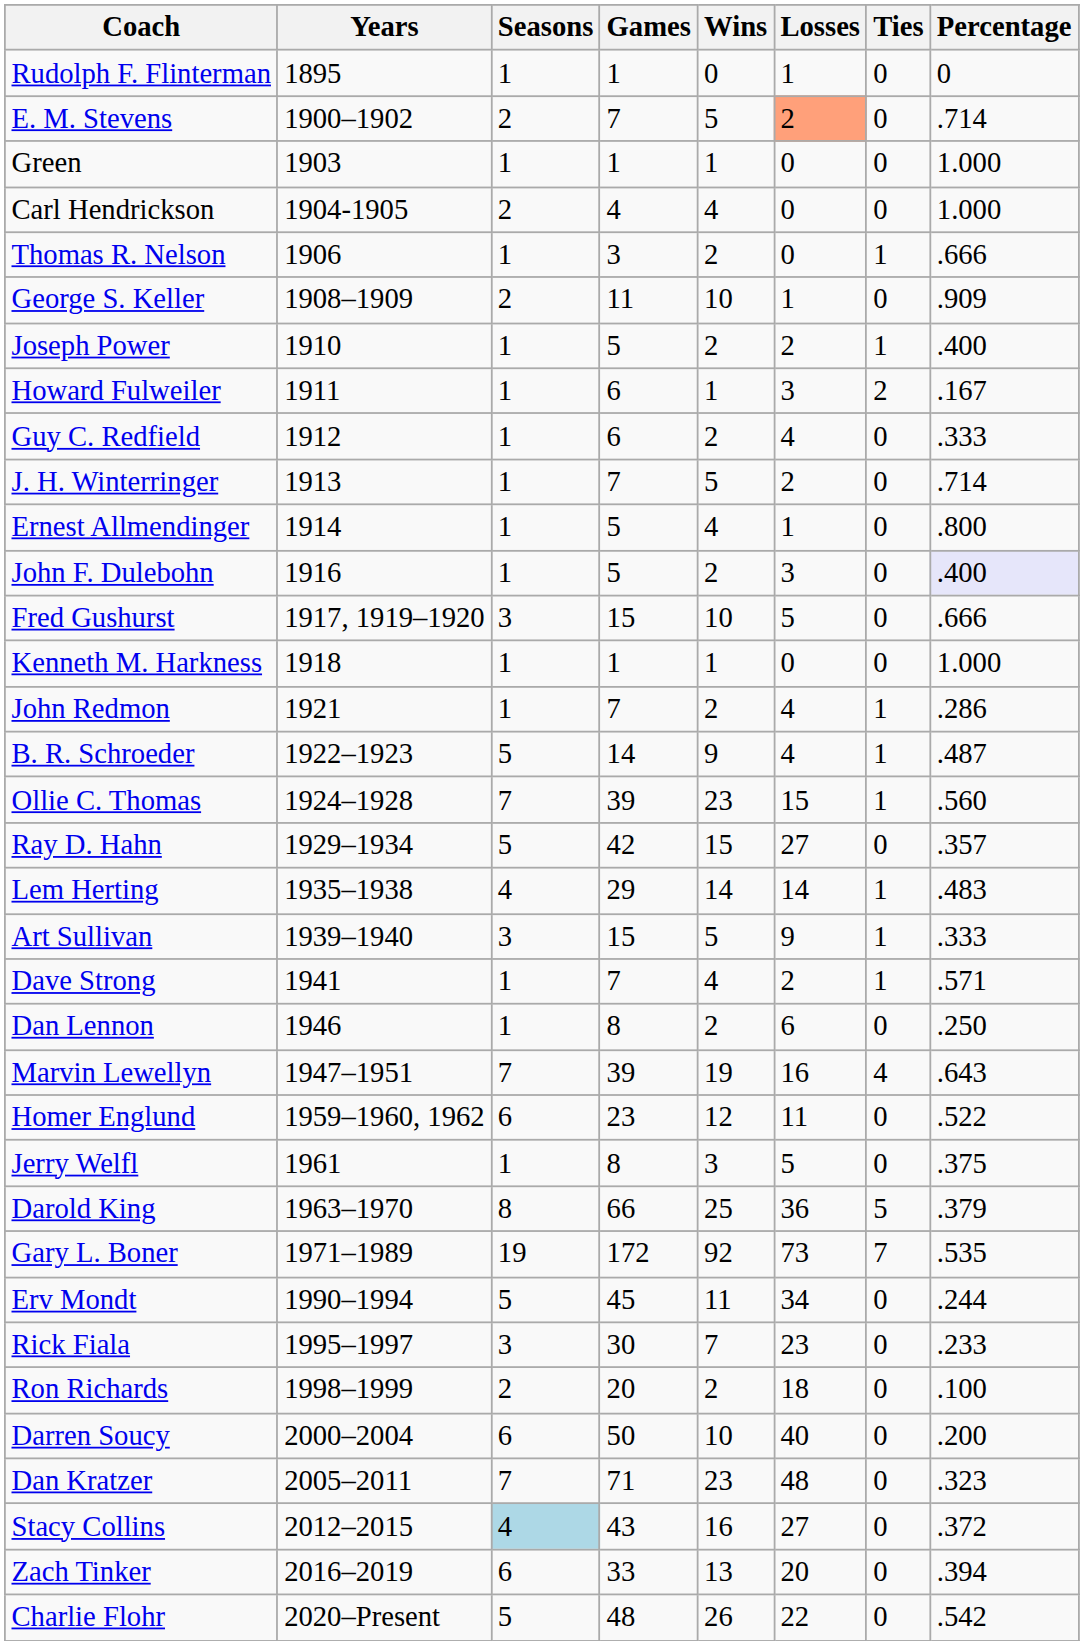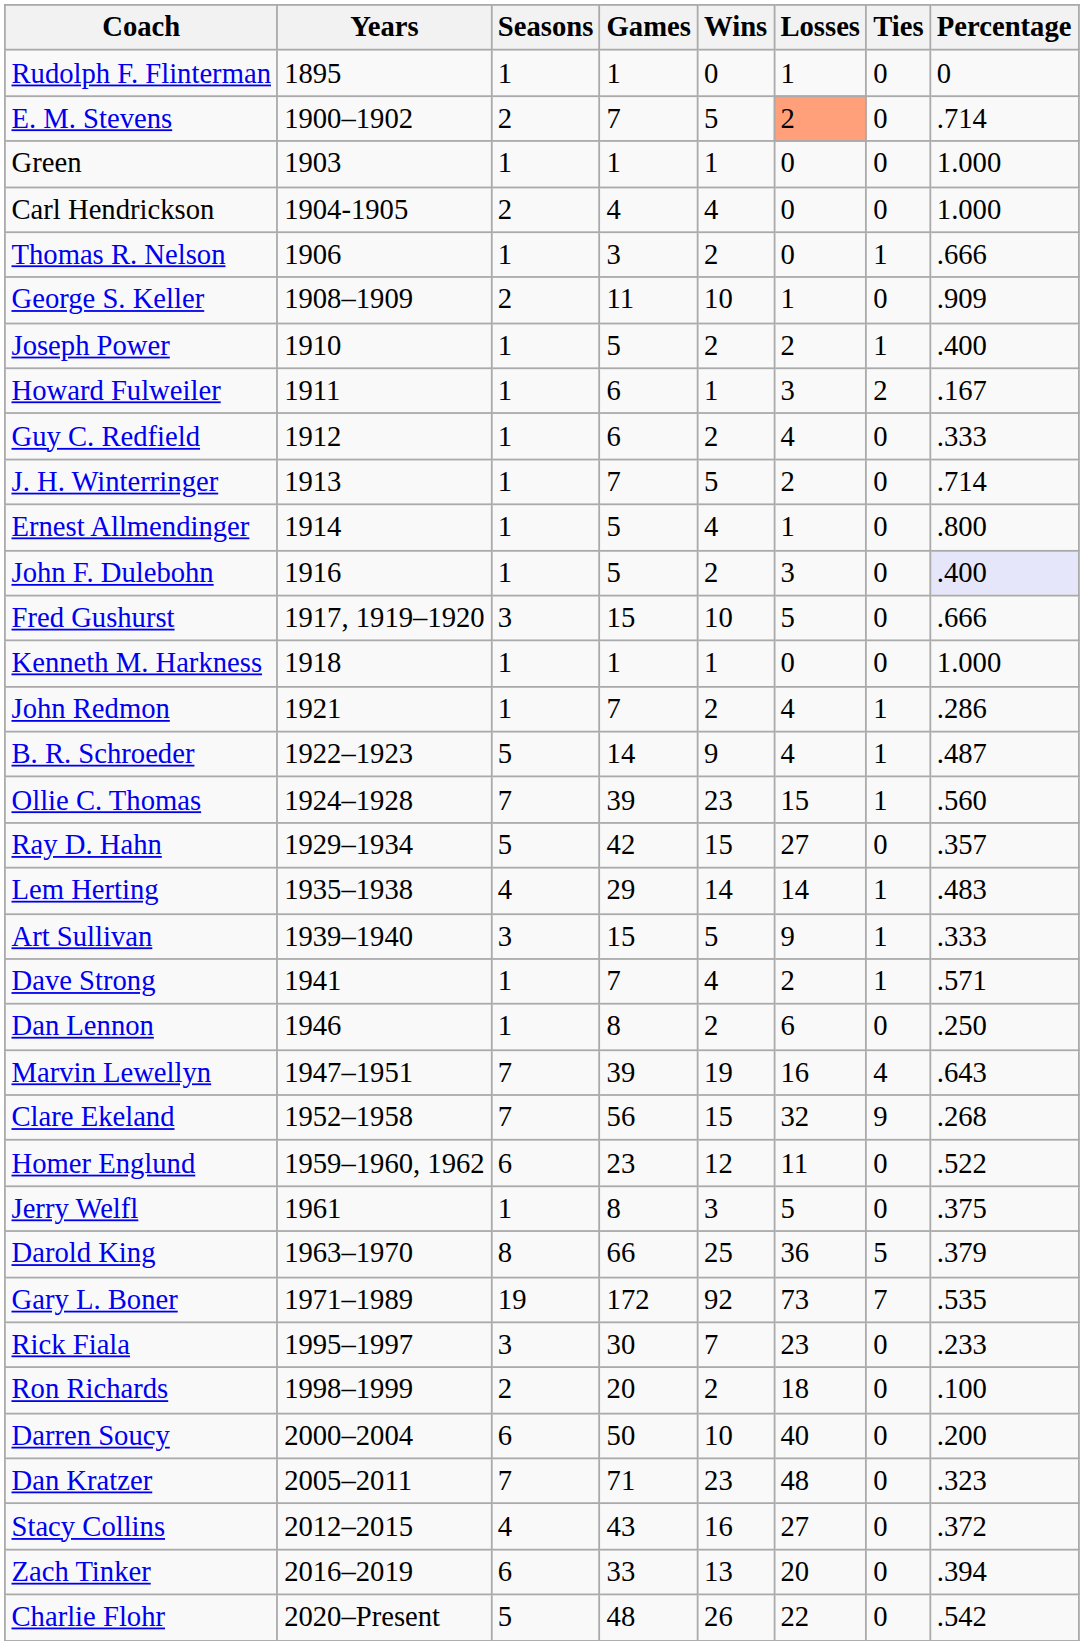+ row: (93, 1117)
- row: (74, 1299)
(505, 1526) lightblue background -> (505, 1526) no background
